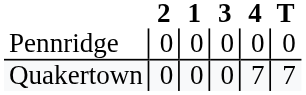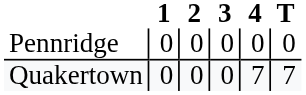columns swapped: (194, 12) <-> (164, 12)
